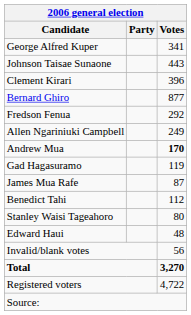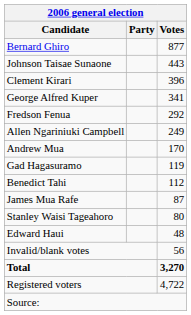rows swapped: (38, 98) <-> (52, 47)
(176, 149) bold -> (176, 149) normal
rows swapped: (37, 200) <-> (43, 183)
